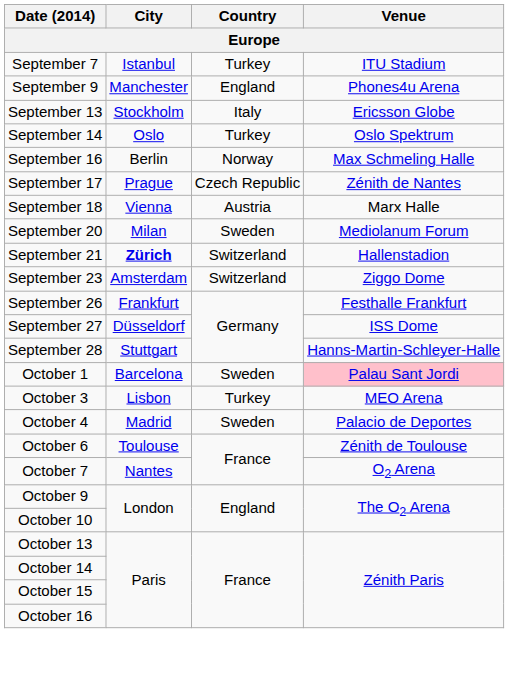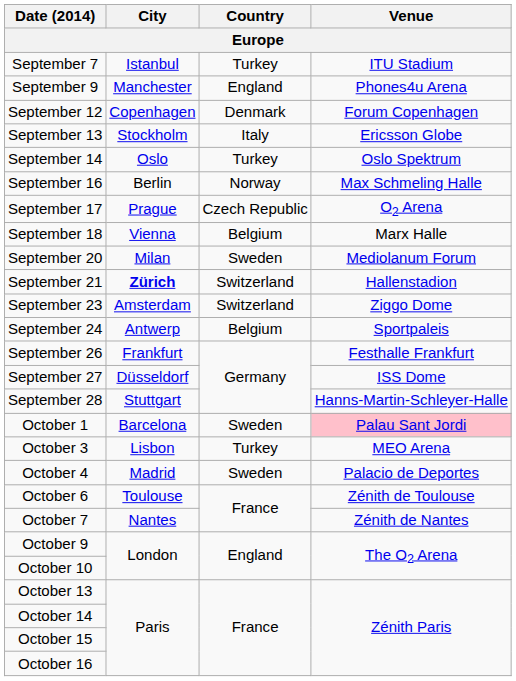+ row: (55, 111)
(404, 183) Zénith de Nantes -> (411, 209) O2 Arena
(248, 207) Austria -> (255, 234) Belgium
+ row: (55, 329)
(404, 471) O2 Arena -> (411, 520) Zénith de Nantes
